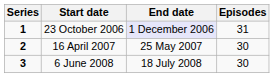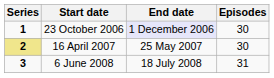(243, 30) 31 -> (243, 30) 30
(23, 47) no background -> (23, 47) khaki background
(243, 64) 30 -> (243, 64) 31
